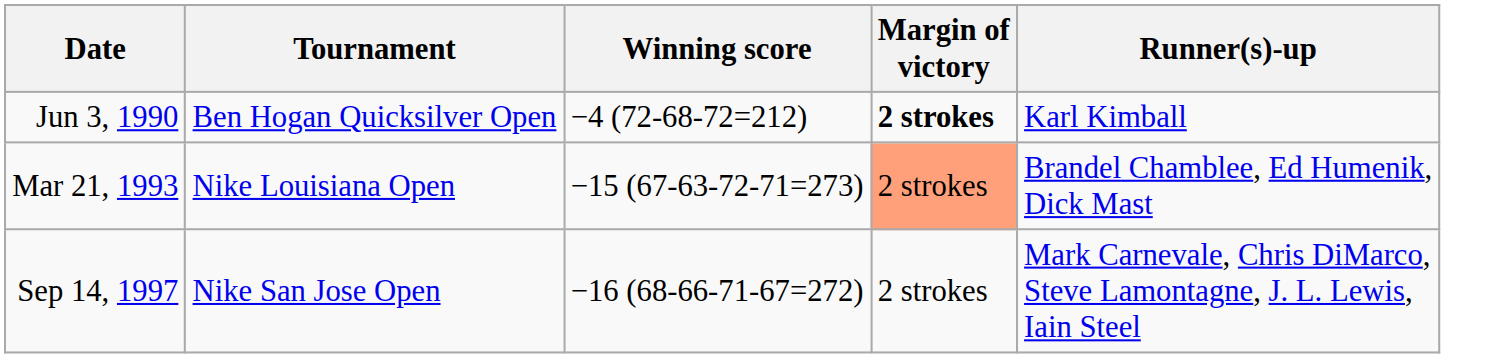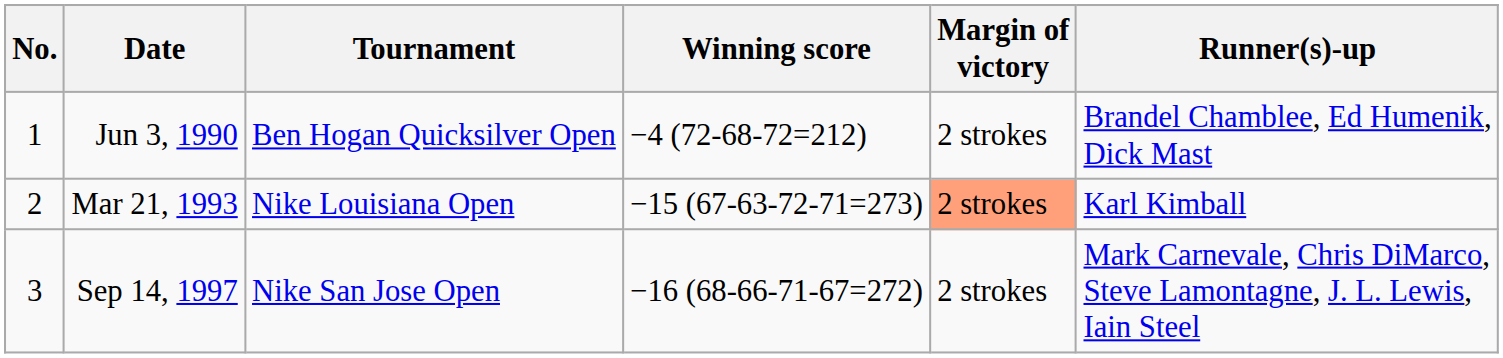+ column: (35, 48)
(936, 116) bold -> (992, 135) normal
(1105, 116) Karl Kimball -> (1288, 135) Brandel Chamblee, Ed Humenik, Dick Mast
(1228, 185) Brandel Chamblee, Ed Humenik, Dick Mast -> (1165, 203) Karl Kimball
